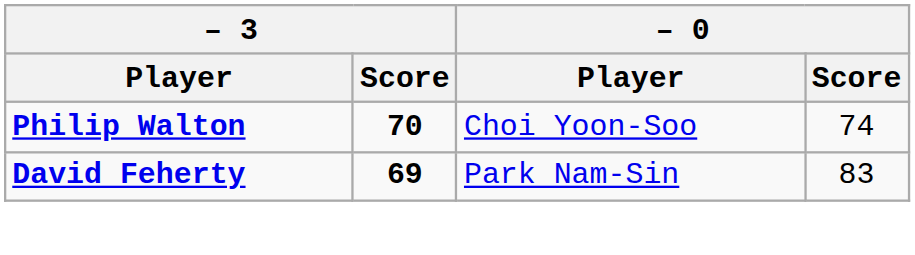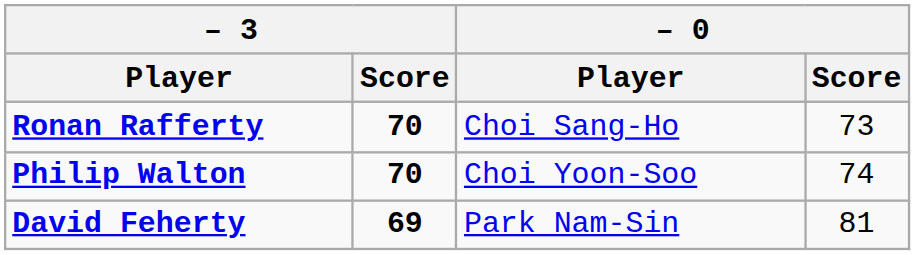+ row: (138, 127)
(857, 176) 83 -> (857, 224) 81
